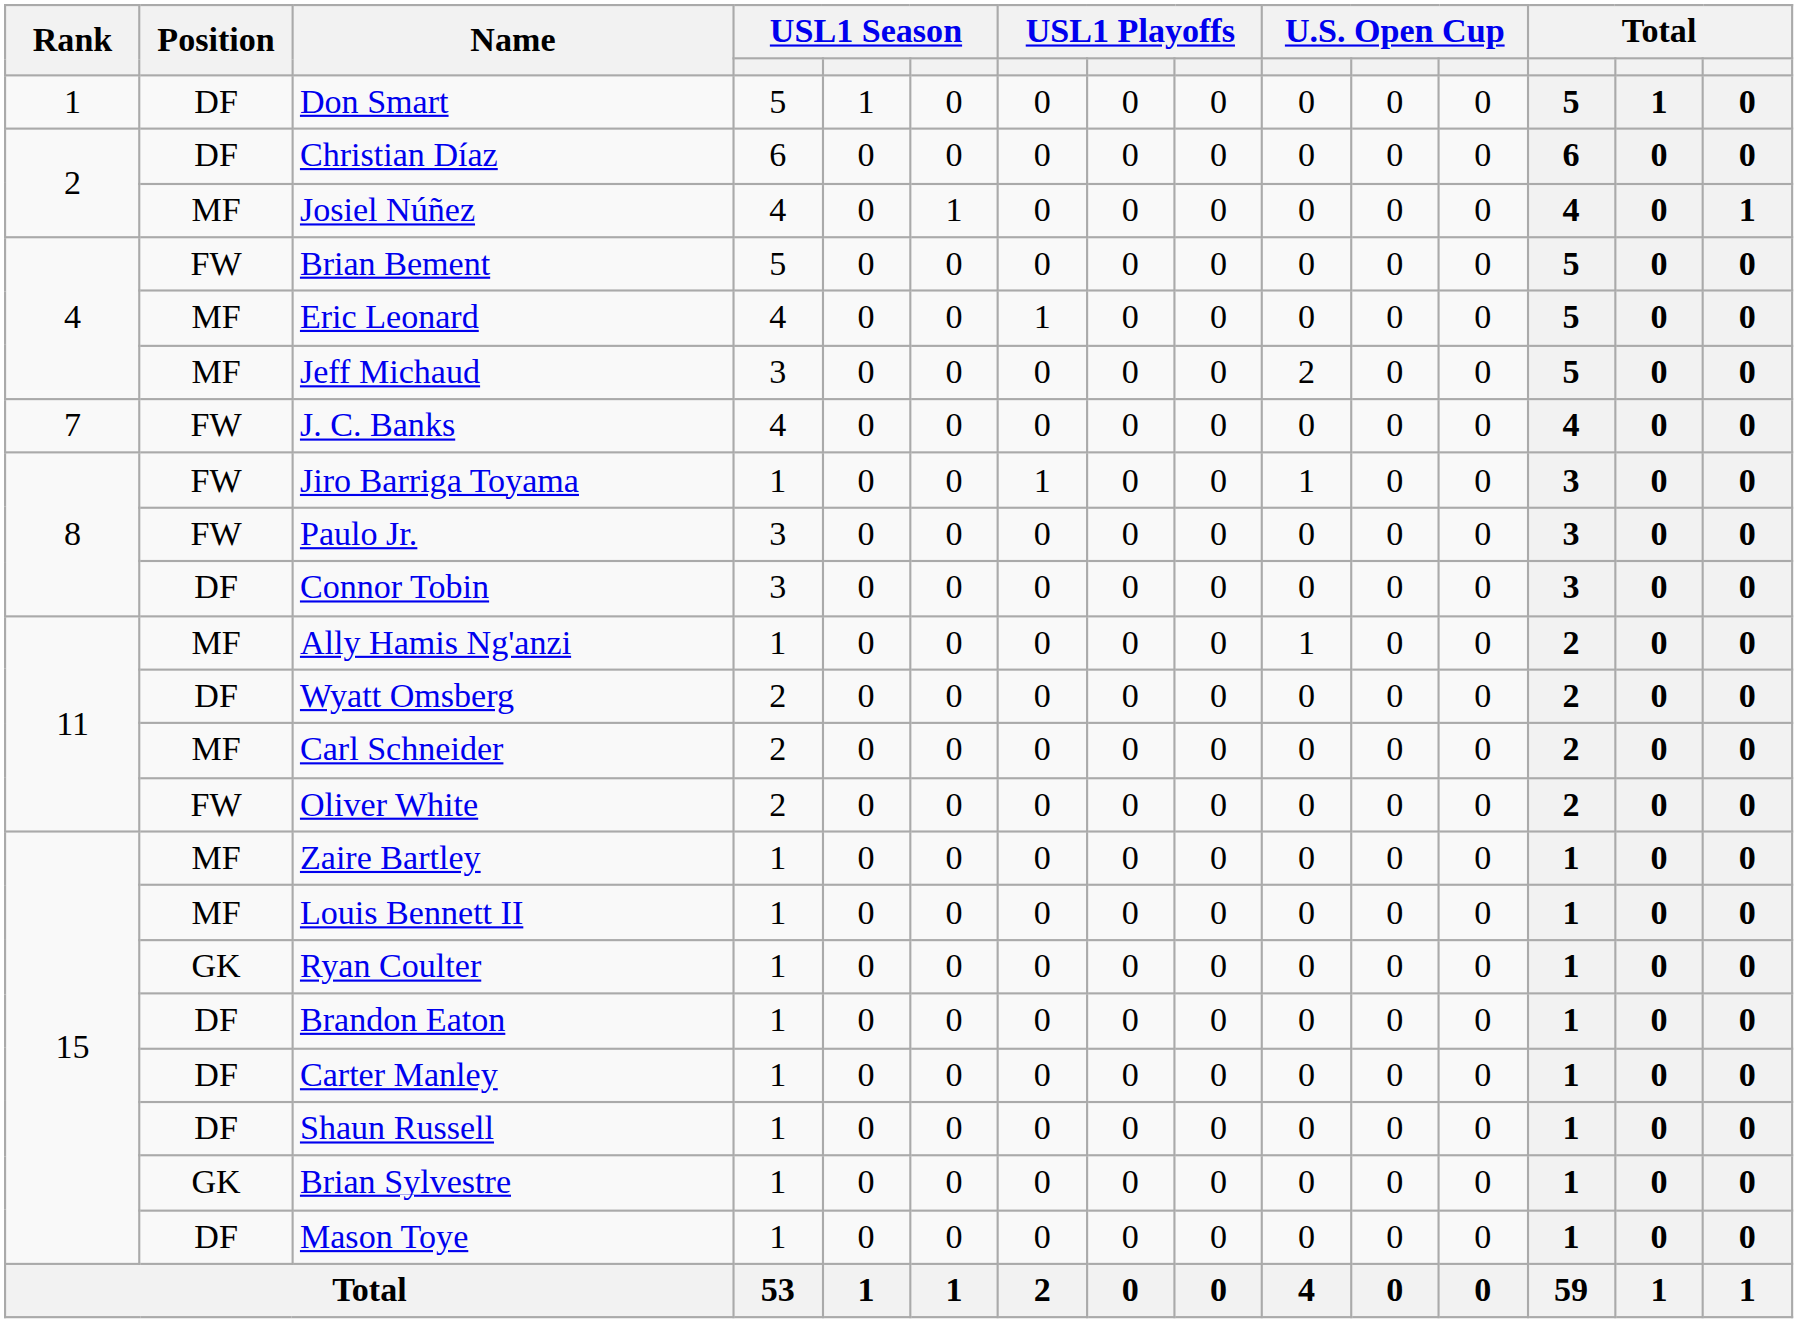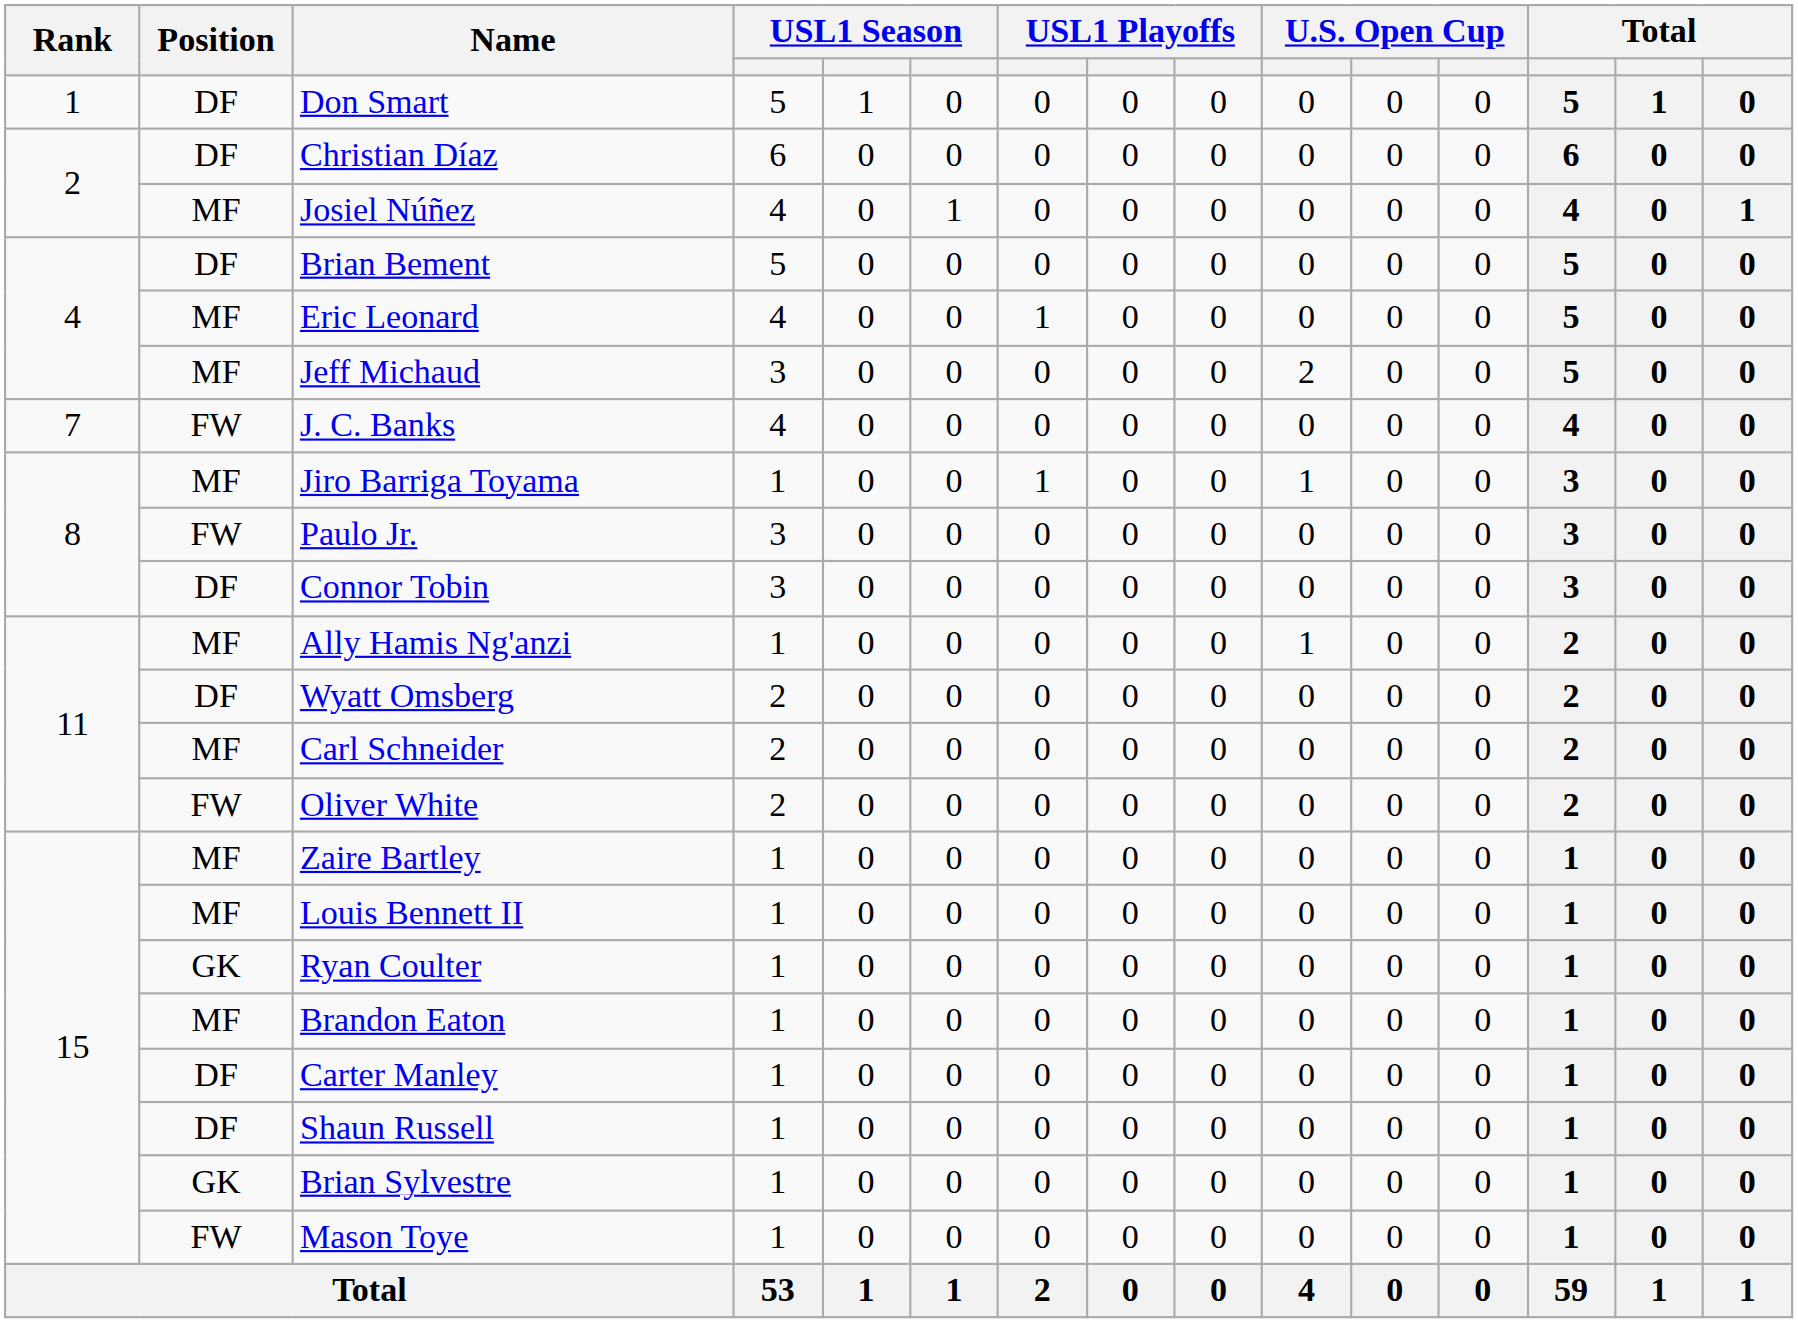(216, 263) FW -> (216, 263) DF
(216, 479) FW -> (216, 479) MF
(216, 1020) DF -> (216, 1020) MF
(216, 1236) DF -> (216, 1236) FW
